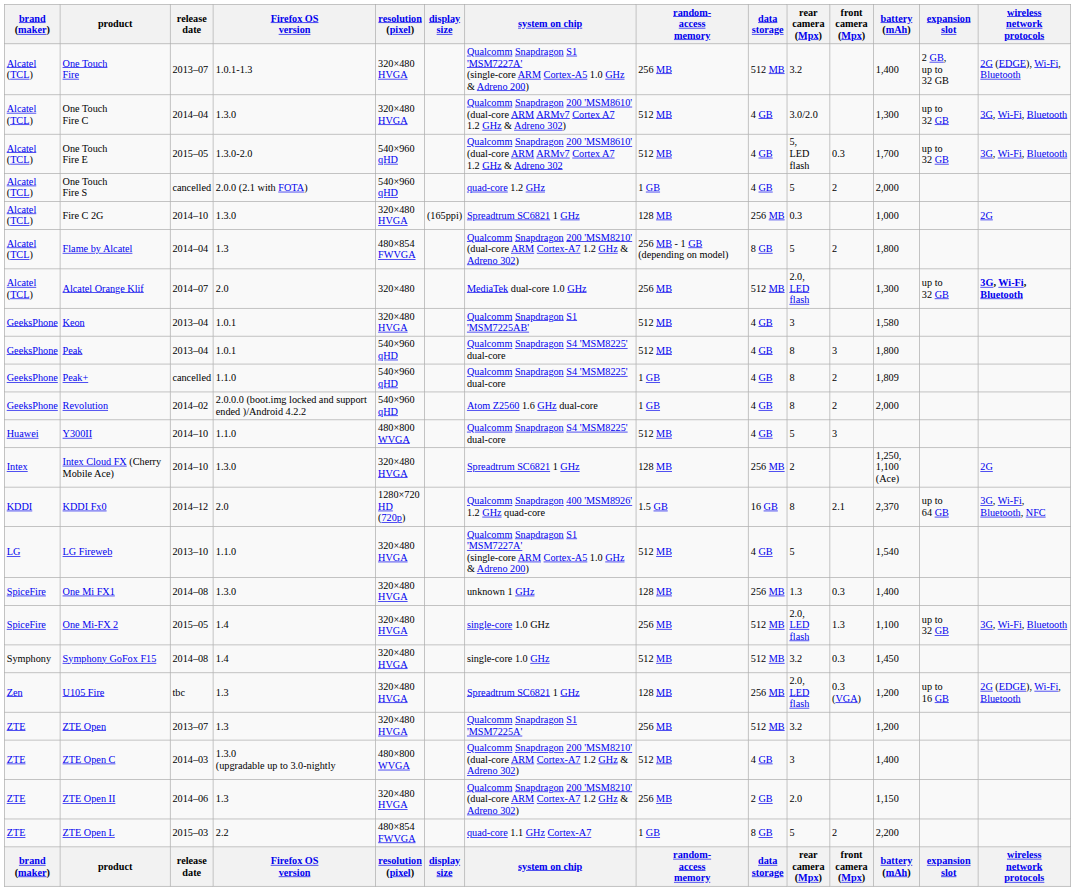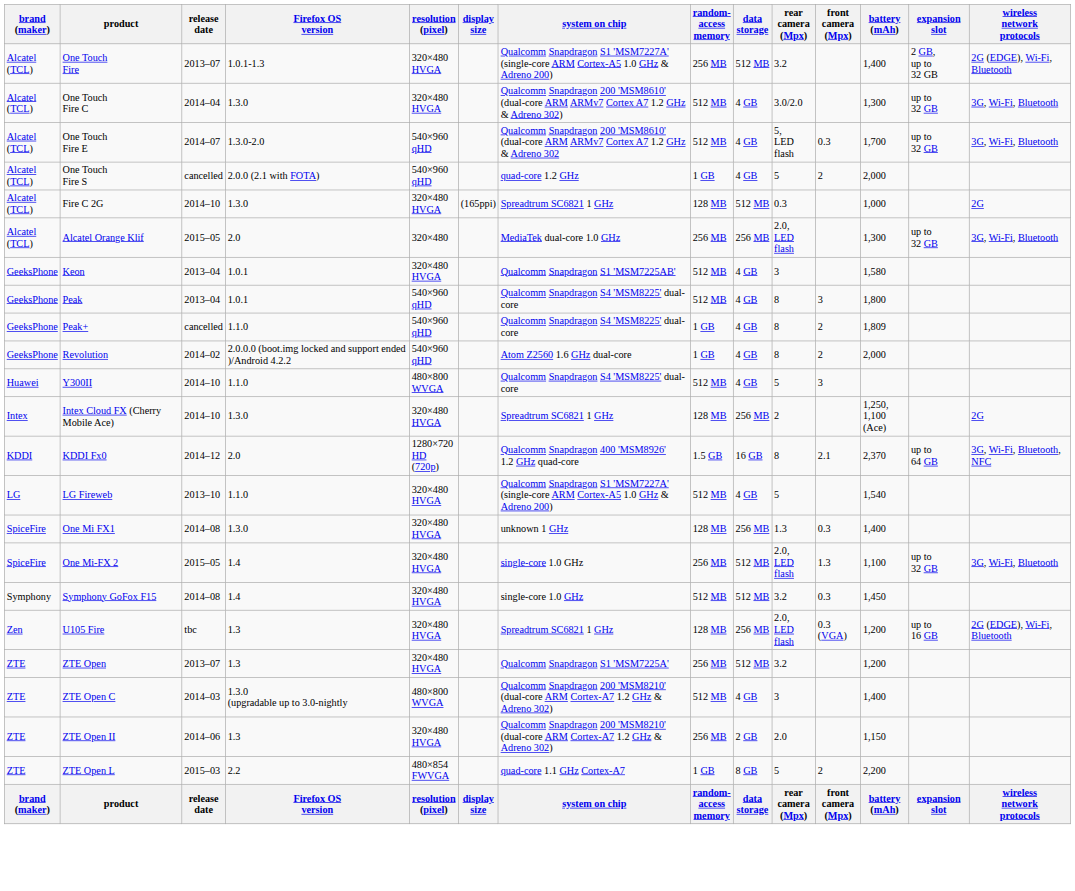(190, 154) 2015–05 -> (202, 142) 2014–07
(768, 215) 256 MB -> (752, 204) 512 MB
- row: (98, 249)
(190, 288) 2014–07 -> (202, 237) 2015–05
(768, 288) 512 MB -> (752, 237) 256 MB
(1003, 288) bold -> (1015, 237) normal
